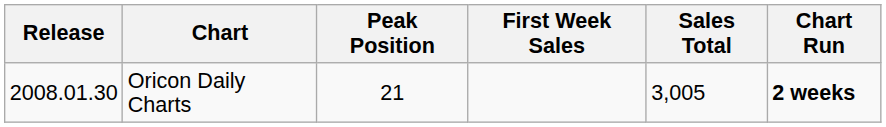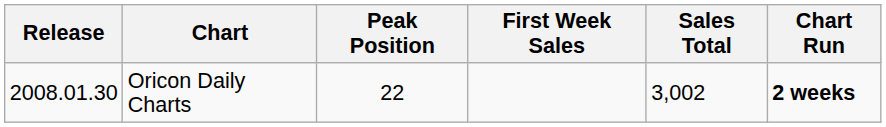(392, 92) 21 -> (392, 92) 22
(678, 92) 3,005 -> (678, 92) 3,002
